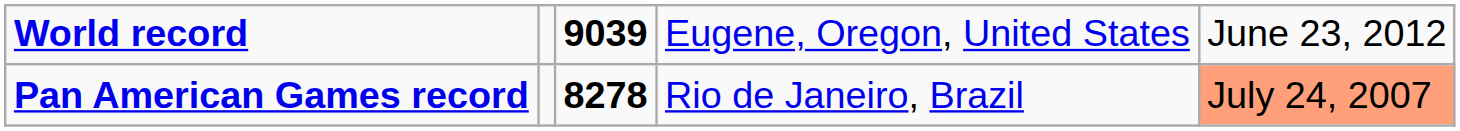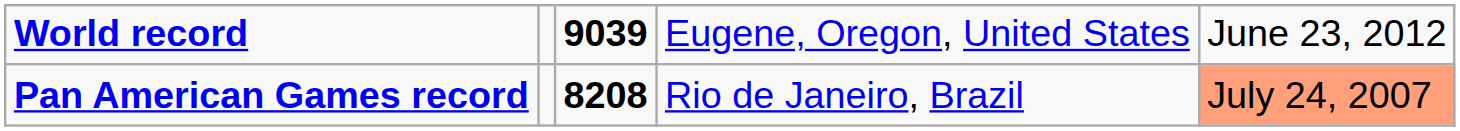(606, 94) 8278 -> (606, 94) 8208
